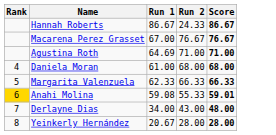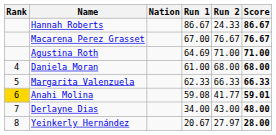+ column: (164, 11)
(192, 95) 55.33 -> (227, 95) 41.77
(192, 123) 28.00 -> (227, 123) 27.97
